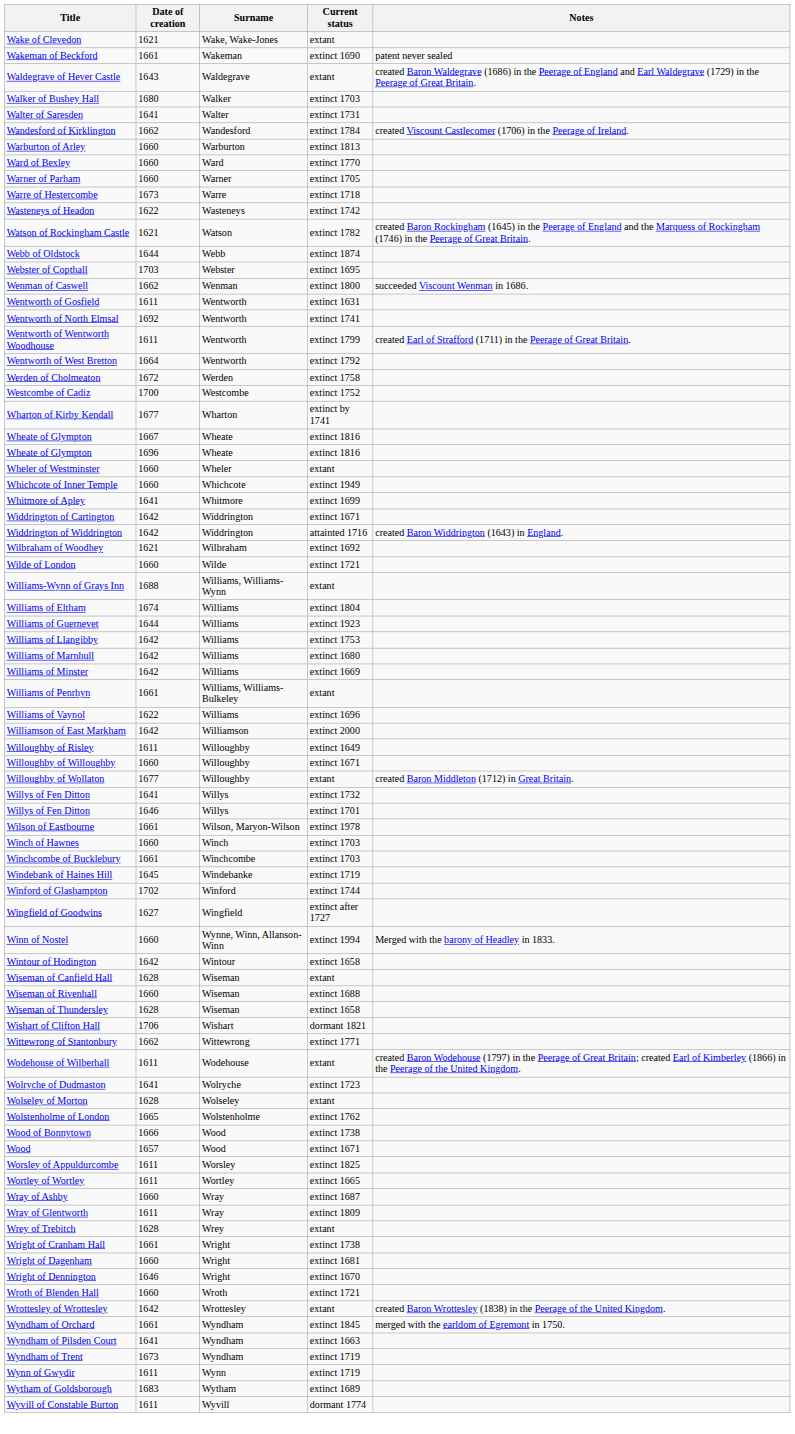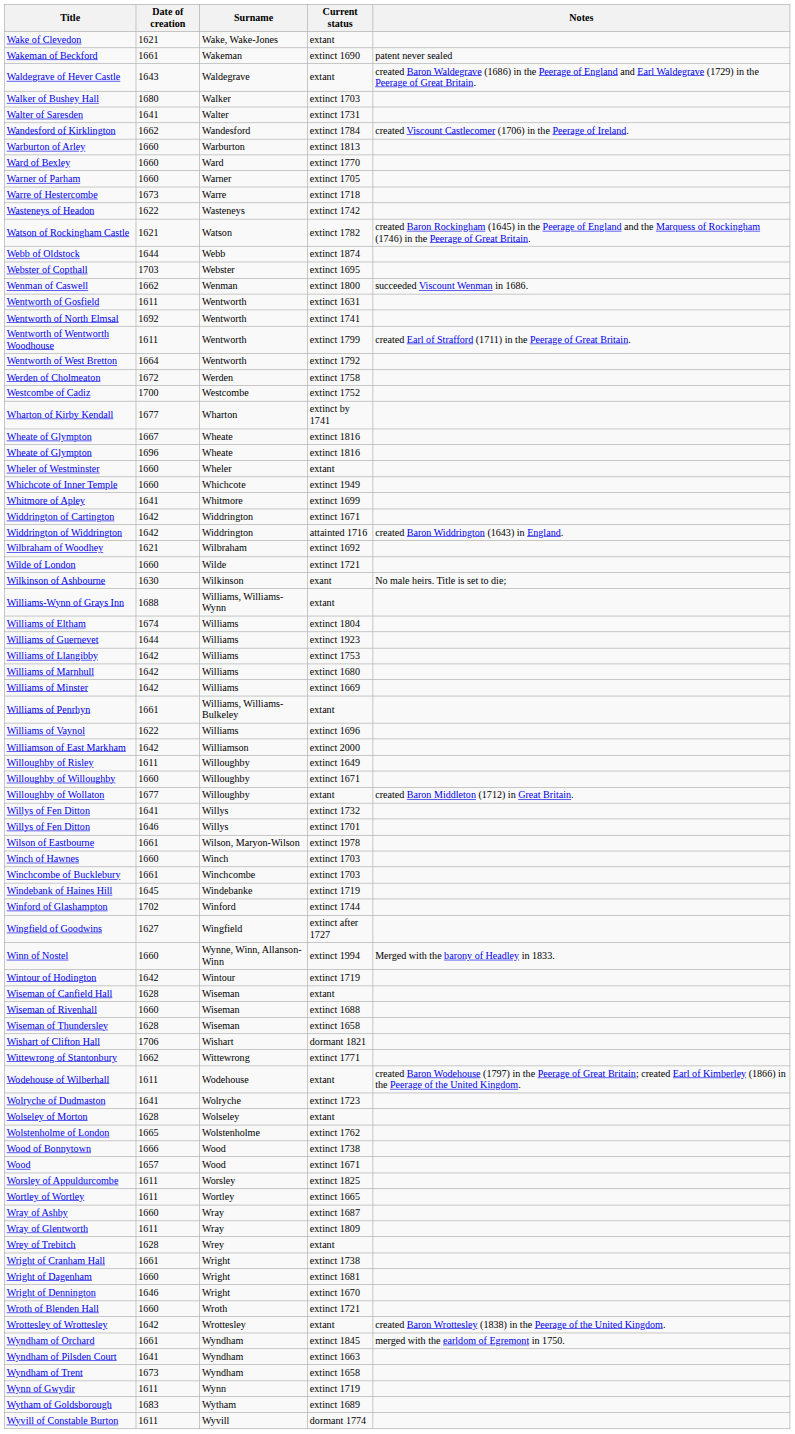+ row: (56, 580)
(335, 961) extinct 1658 -> (335, 977) extinct 1719
(335, 1356) extinct 1719 -> (335, 1372) extinct 1658
